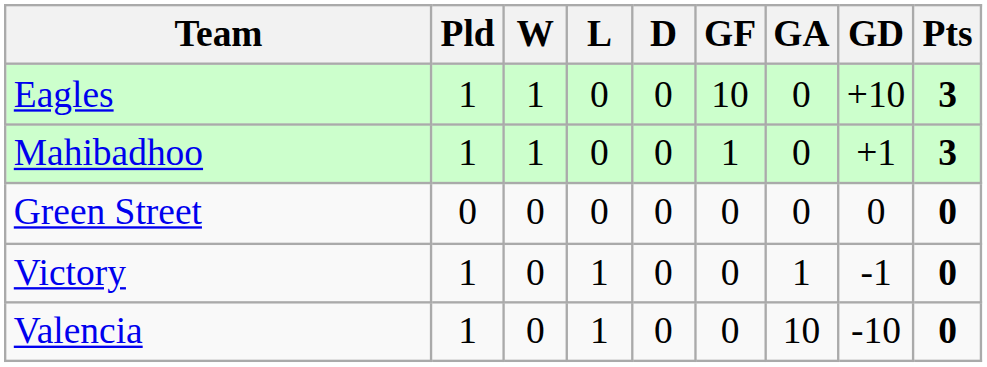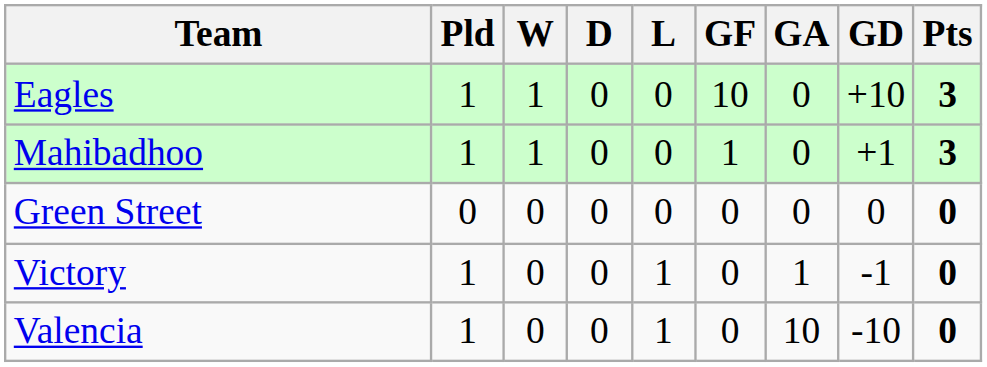columns swapped: (663, 34) <-> (599, 34)
